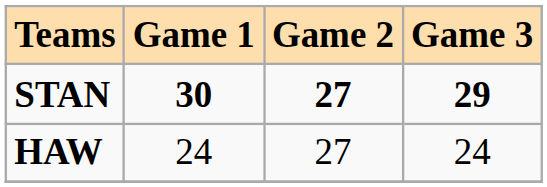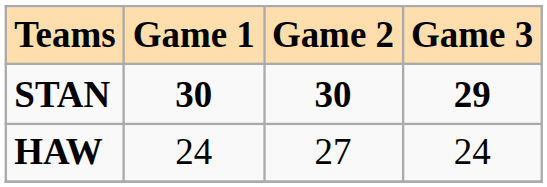(333, 93) 27 -> (333, 93) 30
